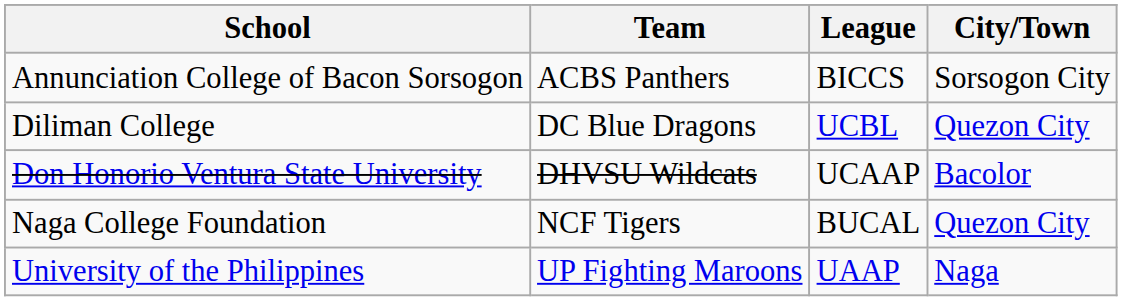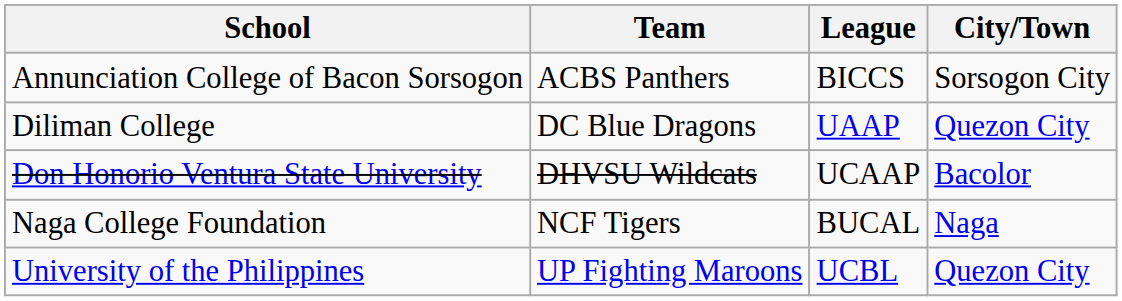(857, 125) UCBL -> (858, 125) UAAP
(1012, 222) Quezon City -> (967, 222) Naga
(858, 271) UAAP -> (857, 271) UCBL
(967, 271) Naga -> (1012, 271) Quezon City
